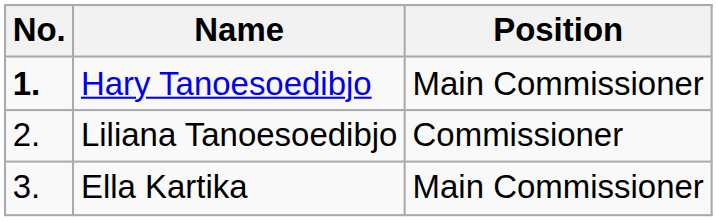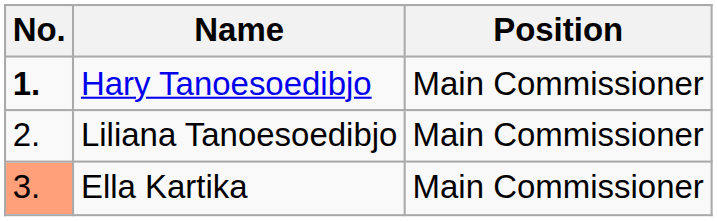(518, 135) Commissioner -> (558, 135) Main Commissioner
(26, 187) no background -> (26, 187) lightsalmon background
